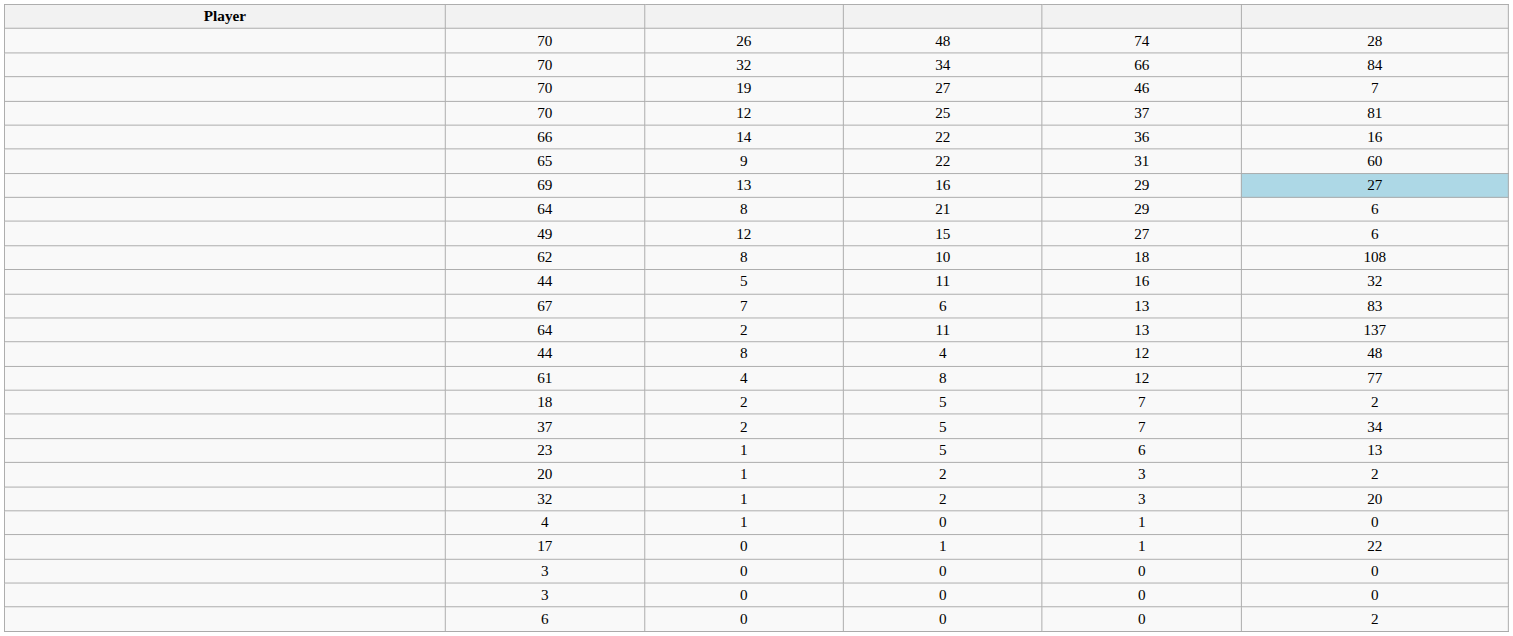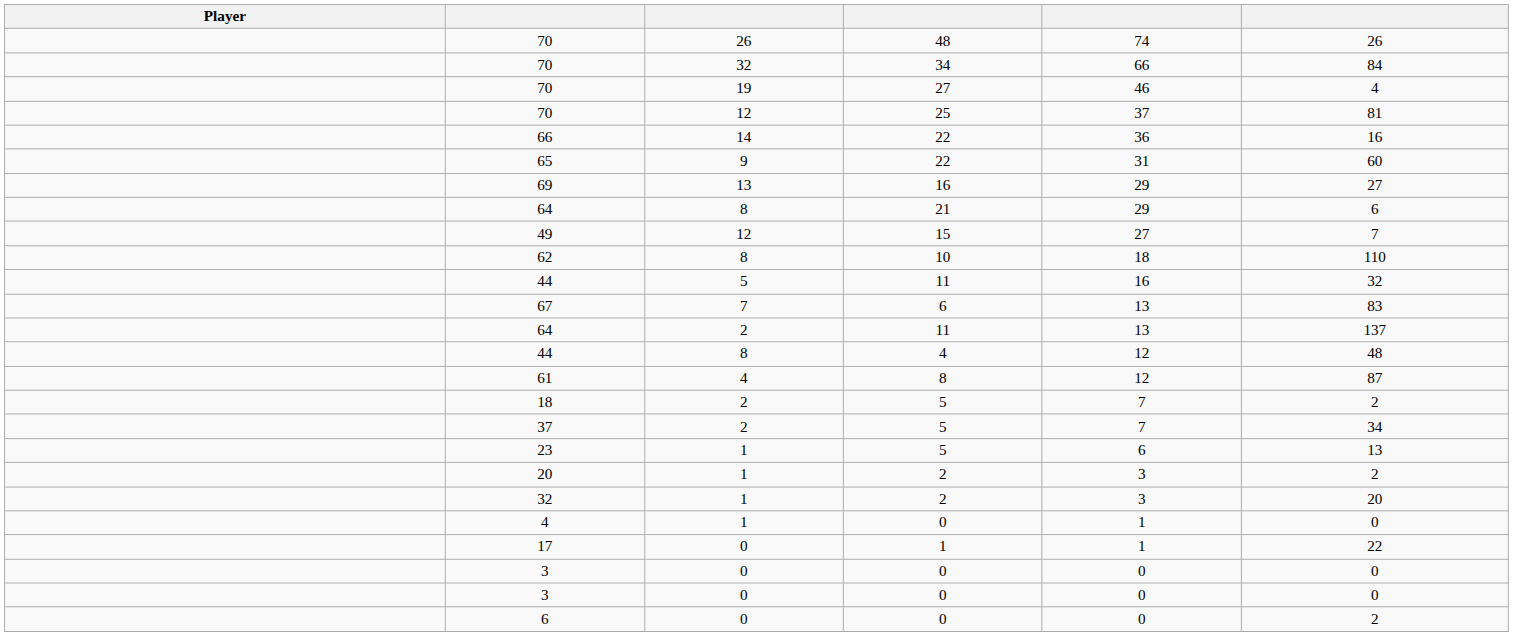(1375, 40) 28 -> (1375, 40) 26
(1375, 88) 7 -> (1375, 88) 4
(1375, 185) lightblue background -> (1375, 185) no background
(1375, 233) 6 -> (1375, 233) 7
(1375, 257) 108 -> (1375, 257) 110
(1375, 378) 77 -> (1375, 378) 87
